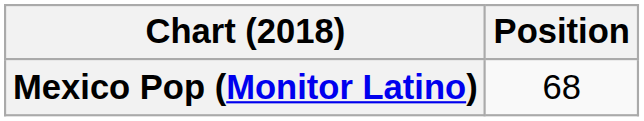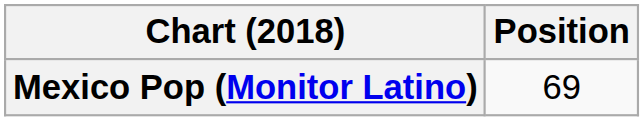(562, 86) 68 -> (562, 86) 69
